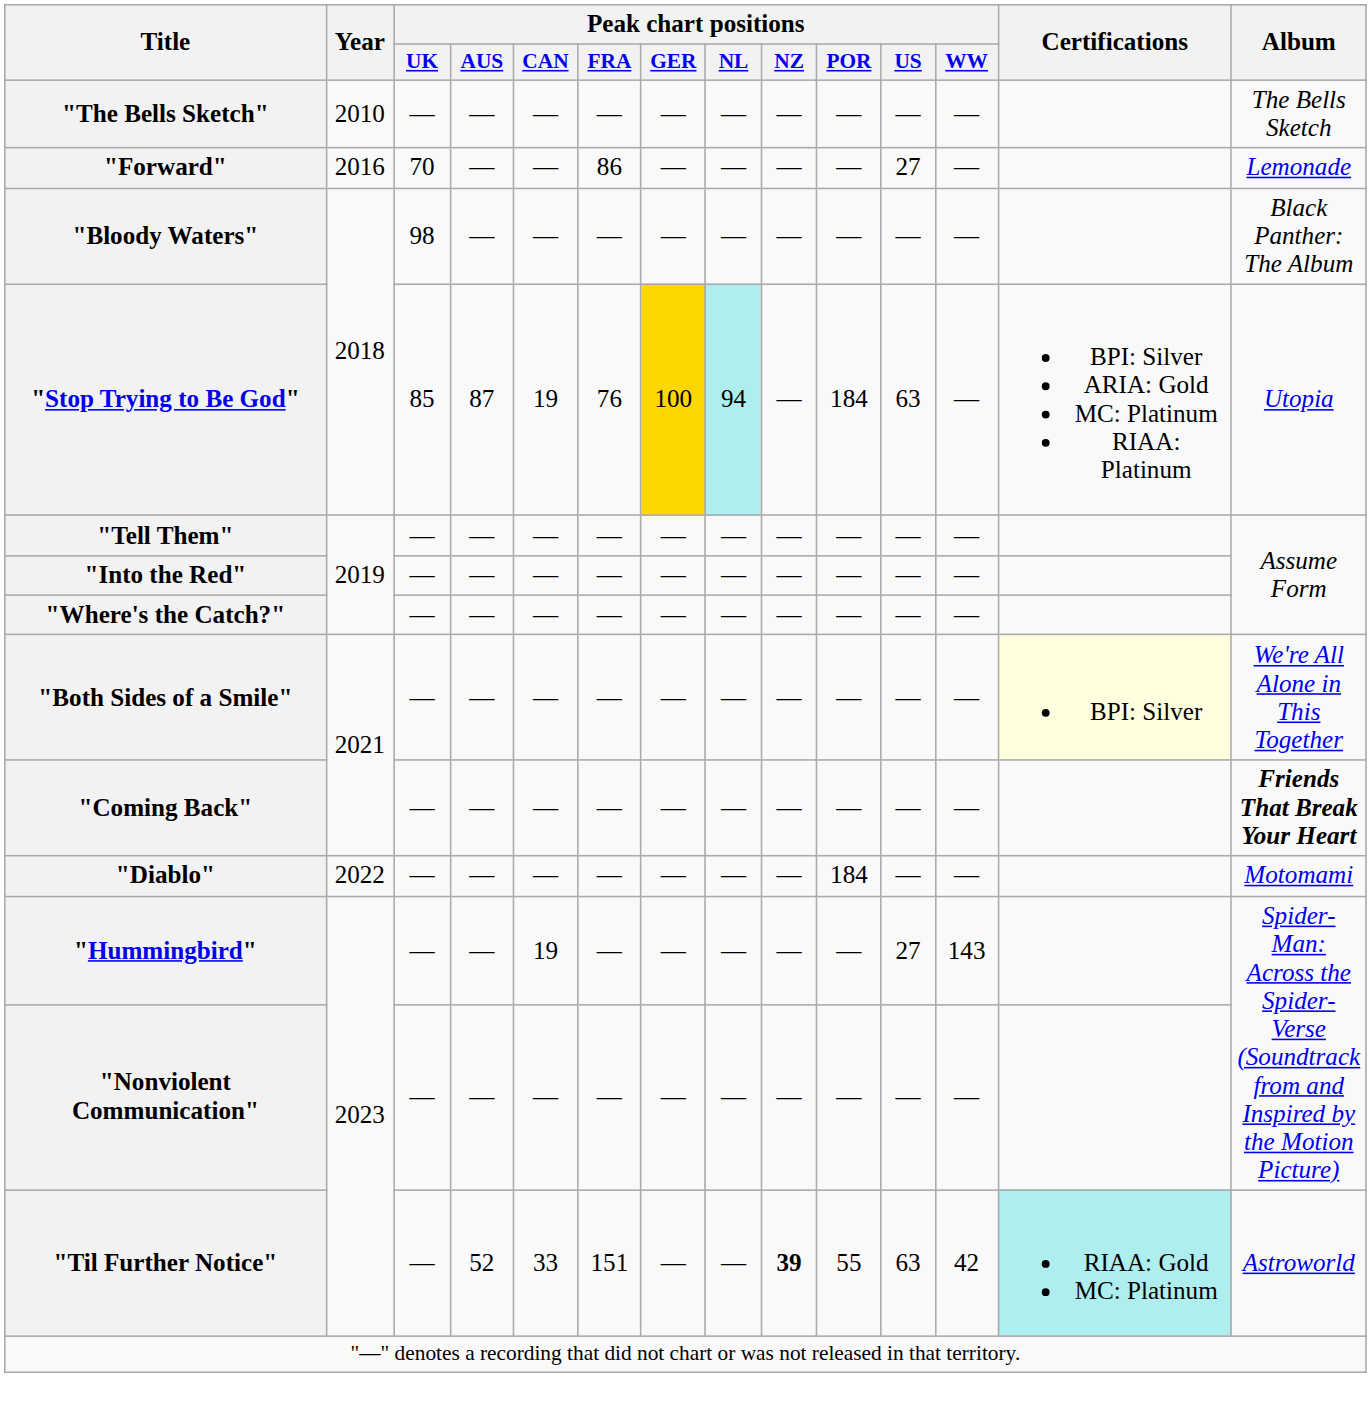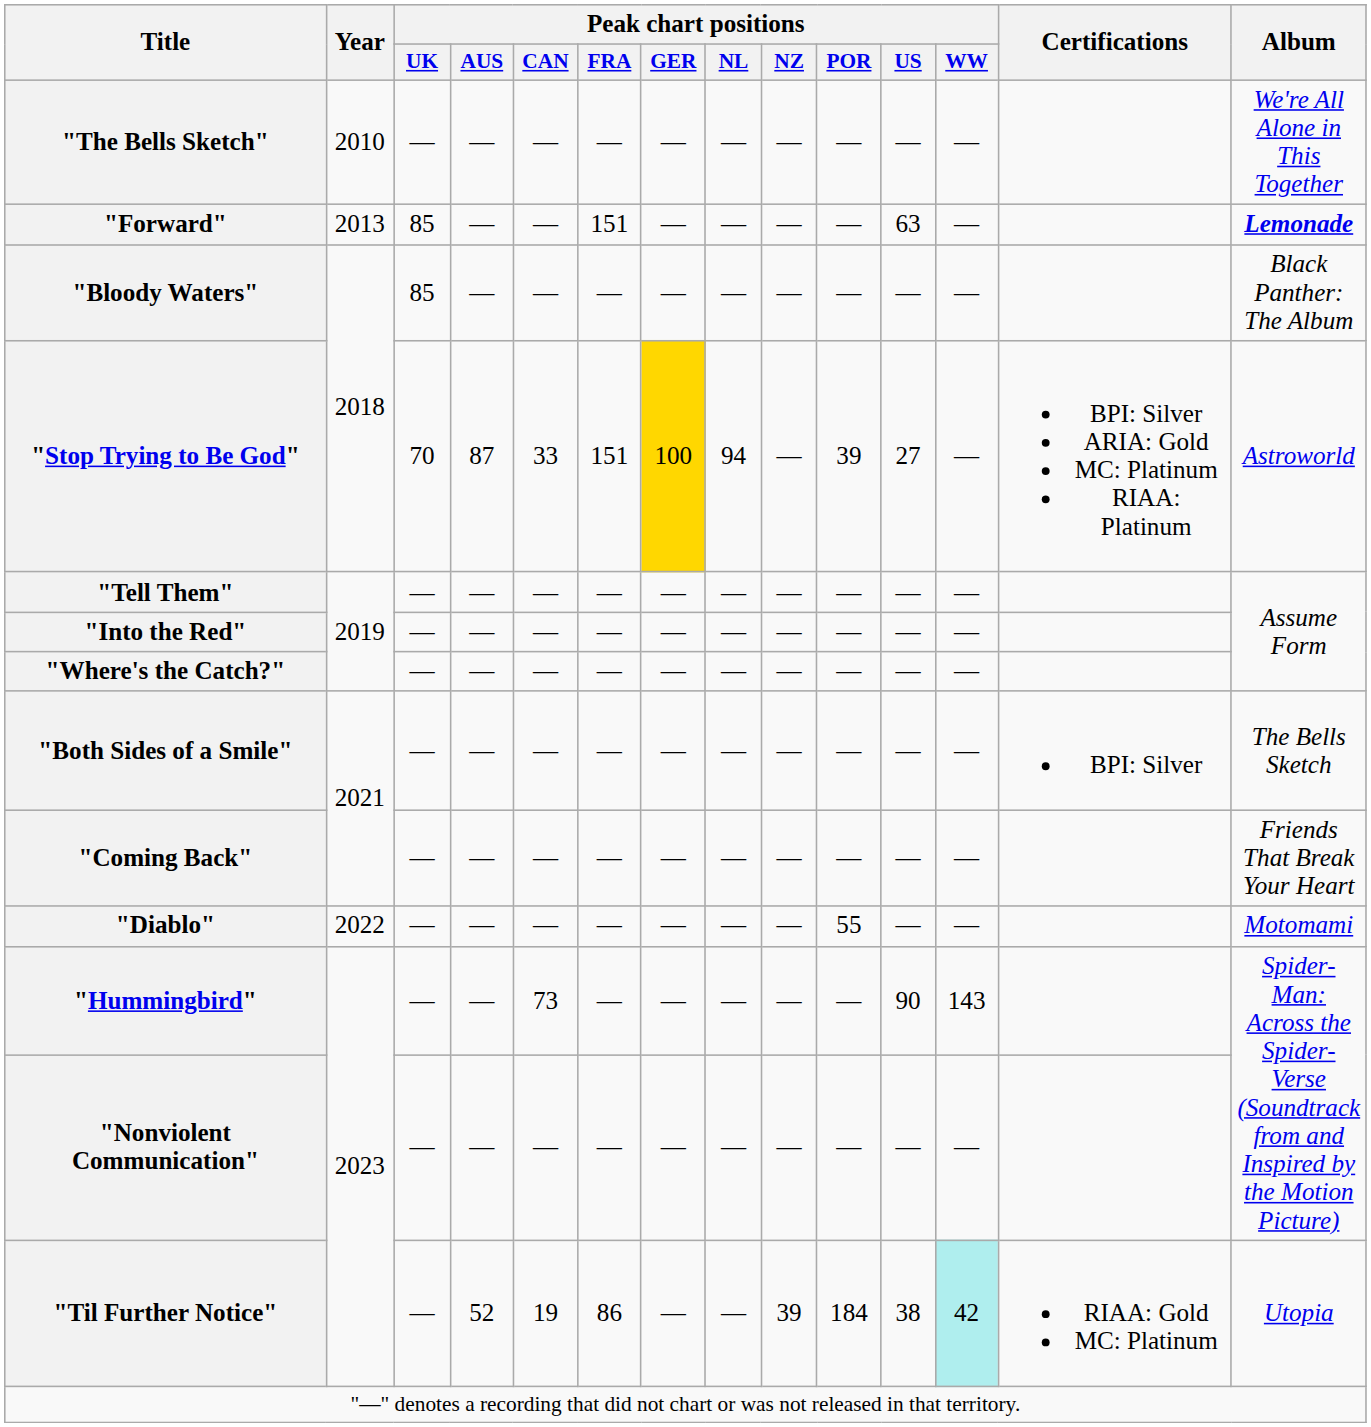(1299, 113) The Bells Sketch -> (1299, 141) We're All Alone in This Together
(360, 167) 2016 -> (360, 224) 2013
(422, 167) 70 -> (422, 224) 85
(609, 167) 86 -> (609, 224) 151
(908, 167) 27 -> (908, 224) 63
(1299, 167) normal -> (1299, 224) bold
(422, 235) 98 -> (422, 292) 85
(422, 399) 85 -> (422, 456) 70
(545, 399) 19 -> (545, 456) 33
(609, 399) 76 -> (609, 456) 151
(733, 399) paleturquoise background -> (733, 456) no background
(849, 399) 184 -> (849, 456) 39
(908, 399) 63 -> (908, 456) 27
(1299, 399) Utopia -> (1299, 456) Astroworld
(1115, 711) lightyellow background -> (1115, 765) no background
(1299, 697) We're All Alone in This Together -> (1299, 750) The Bells Sketch
(1299, 807) bold -> (1299, 857) normal
(849, 875) 184 -> (849, 925) 55
(545, 949) 19 -> (545, 1000) 73
(908, 949) 27 -> (908, 1000) 90
(545, 1263) 33 -> (545, 1313) 19
(609, 1263) 151 -> (609, 1313) 86
(789, 1263) bold -> (789, 1313) normal
(849, 1263) 55 -> (849, 1313) 184
(908, 1263) 63 -> (908, 1313) 38
(967, 1263) no background -> (967, 1313) paleturquoise background
(1115, 1277) paleturquoise background -> (1115, 1328) no background
(1299, 1263) Astroworld -> (1299, 1313) Utopia
